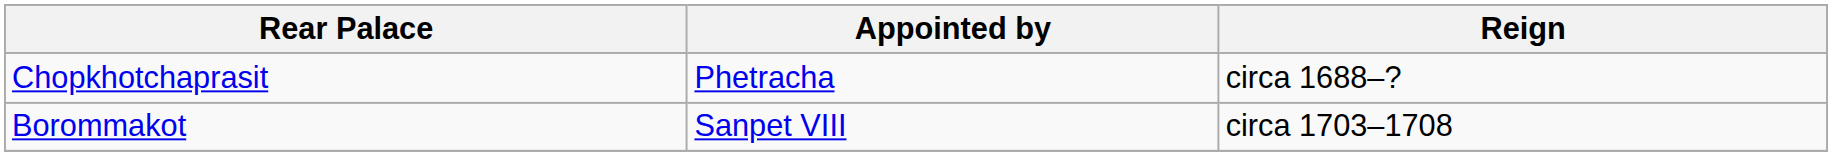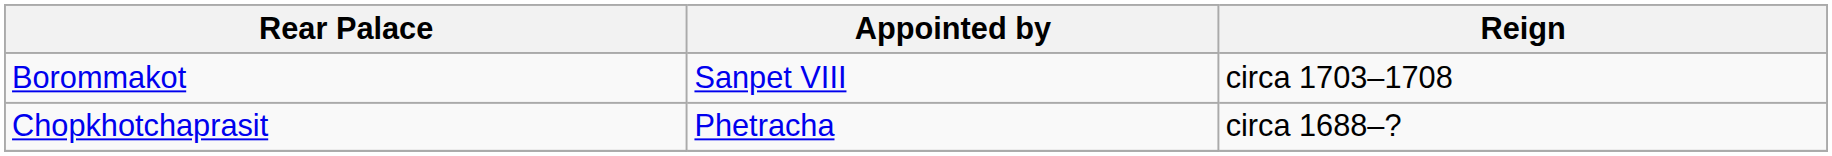rows swapped: (140, 77) <-> (99, 126)
